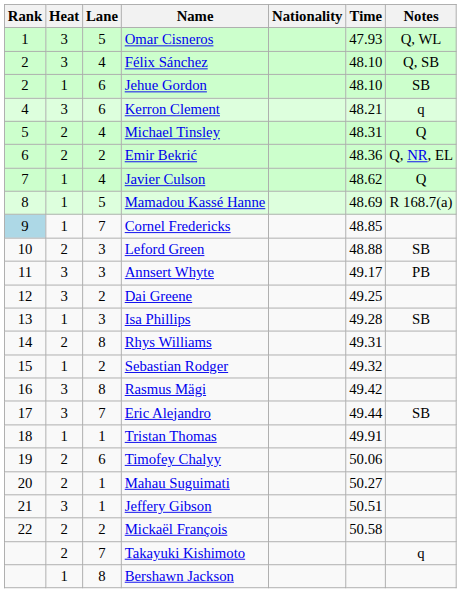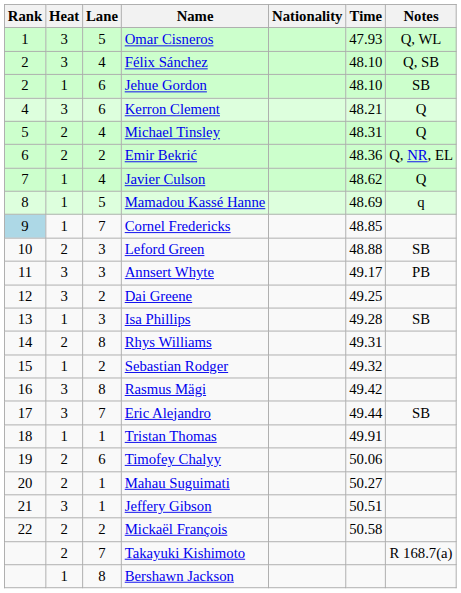(421, 109) q -> (421, 109) Q
(421, 202) R 168.7(a) -> (421, 202) q
(421, 553) q -> (421, 553) R 168.7(a)
